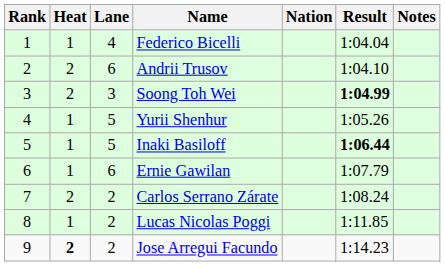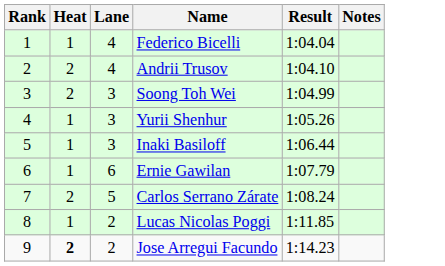- column: (309, 17)
(112, 68) 6 -> (112, 68) 4
(365, 94) bold -> (310, 94) normal
(112, 119) 5 -> (112, 119) 3
(112, 145) 5 -> (112, 145) 3
(365, 145) bold -> (310, 145) normal
(112, 196) 2 -> (112, 196) 5
